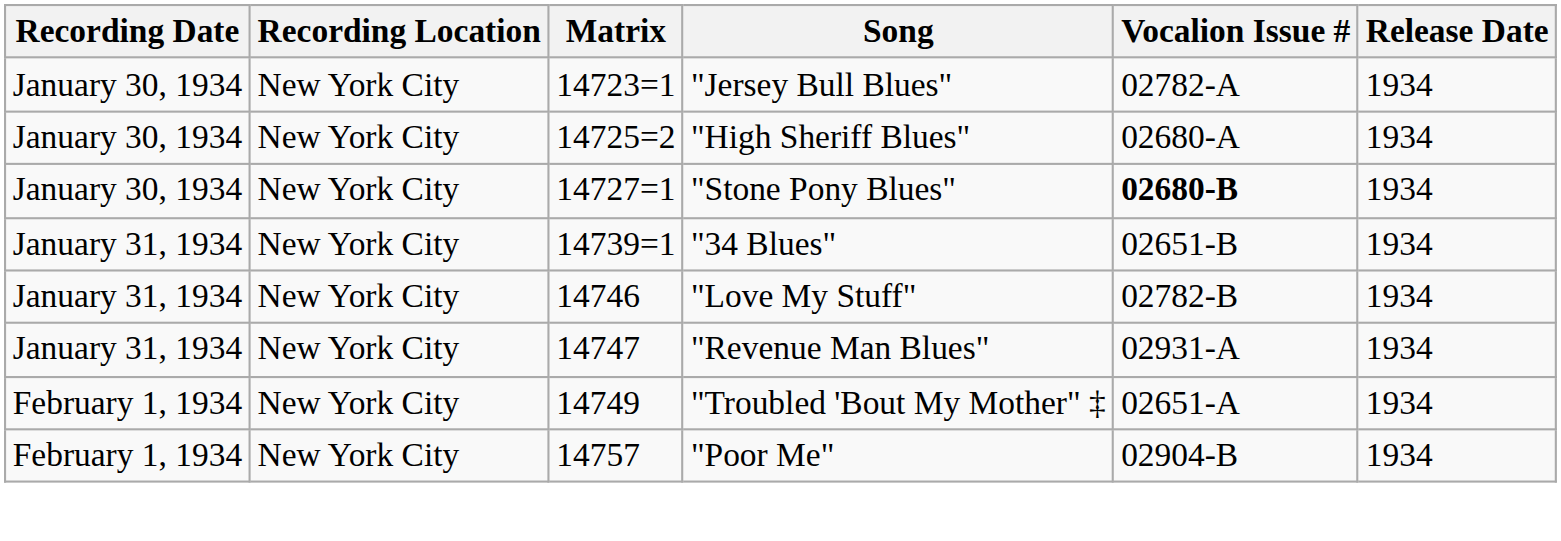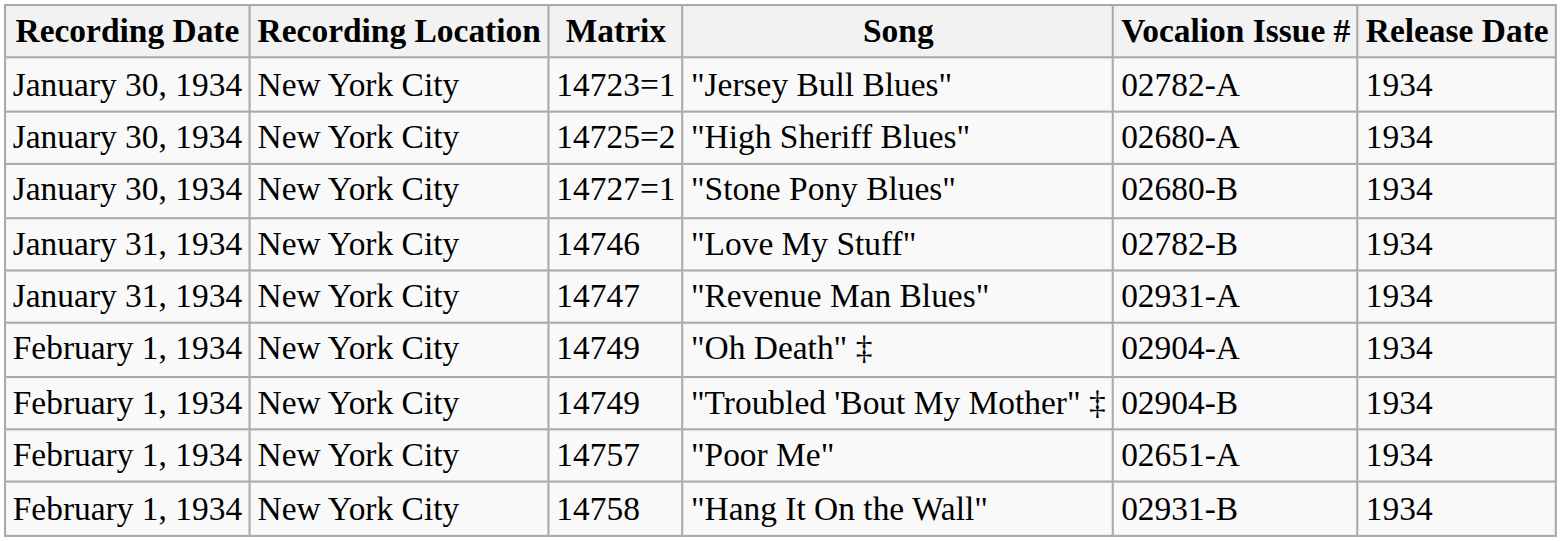(1180, 190) bold -> (1180, 190) normal
- row: (764, 243)
+ row: (782, 349)
(1181, 402) 02651-A -> (1180, 402) 02904-B
(1180, 455) 02904-B -> (1181, 455) 02651-A
+ row: (839, 508)
